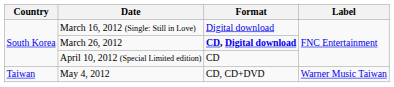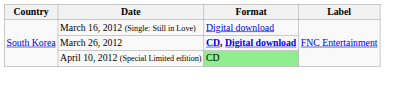(213, 58) no background -> (213, 58) lightgreen background
- row: (85, 74)
